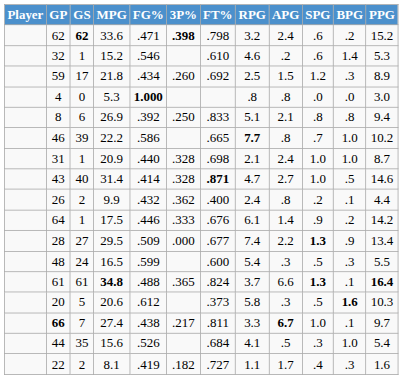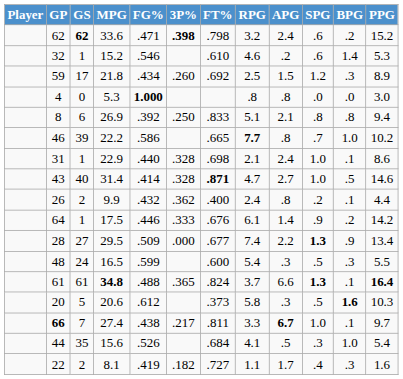(112, 158) 20.9 -> (112, 158) 22.9
(350, 158) 1.0 -> (350, 158) .1
(382, 158) 8.7 -> (382, 158) 8.6
